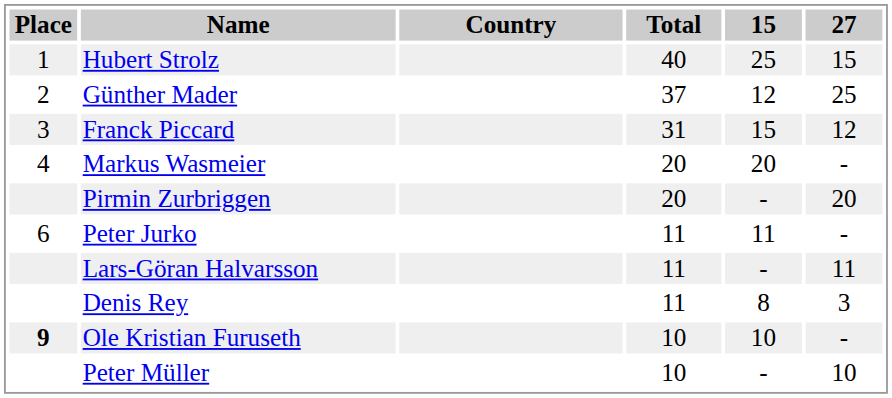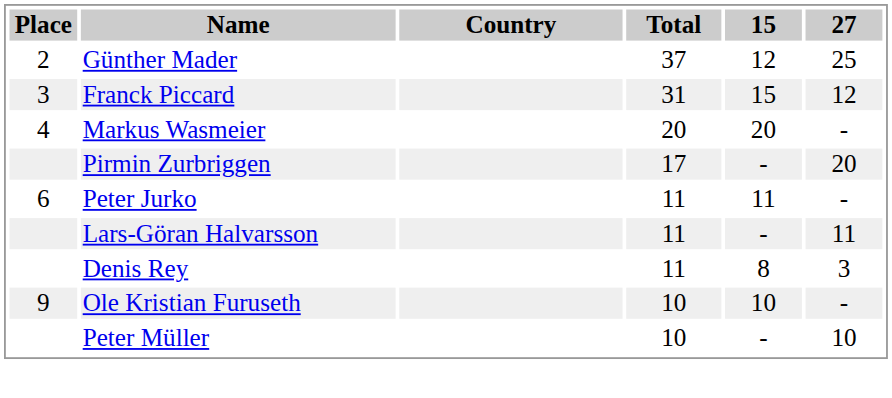- row: (151, 60)
(674, 199) 20 -> (674, 164) 17
(43, 338) bold -> (43, 303) normal
